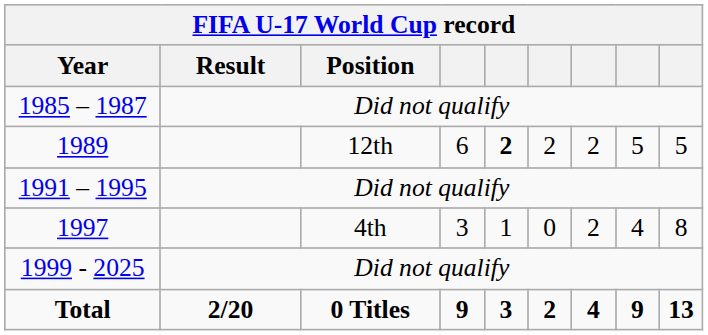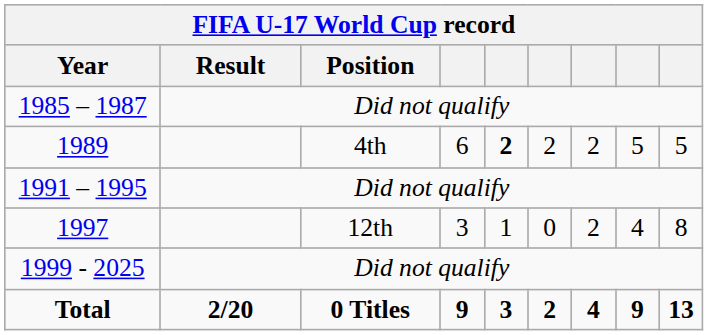(370, 146) 12th -> (370, 146) 4th
(370, 227) 4th -> (370, 227) 12th
